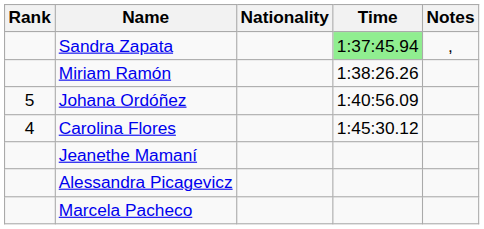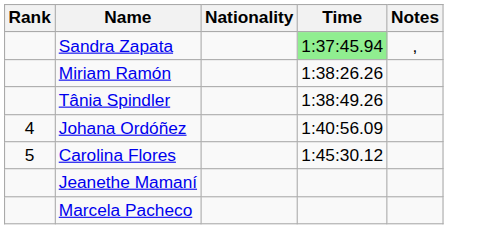+ row: (114, 100)
(30, 100) 5 -> (30, 127) 4
(30, 127) 4 -> (30, 155) 5
- row: (146, 182)
